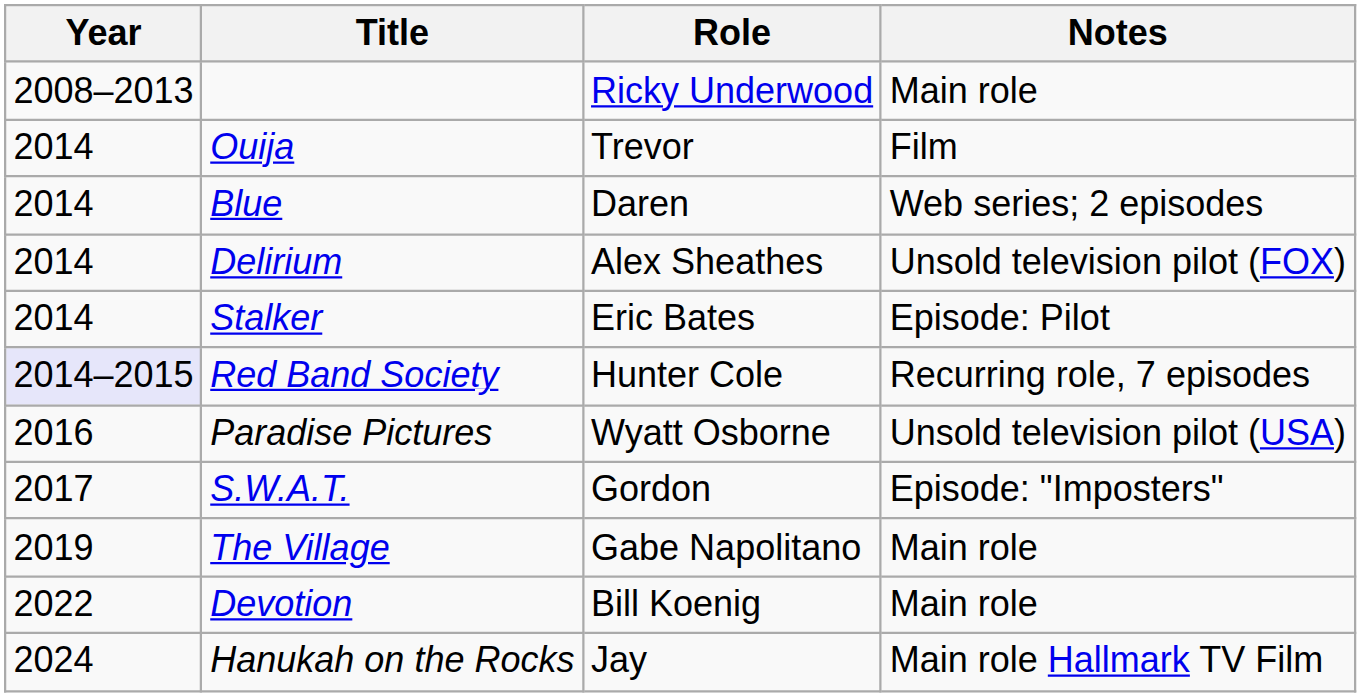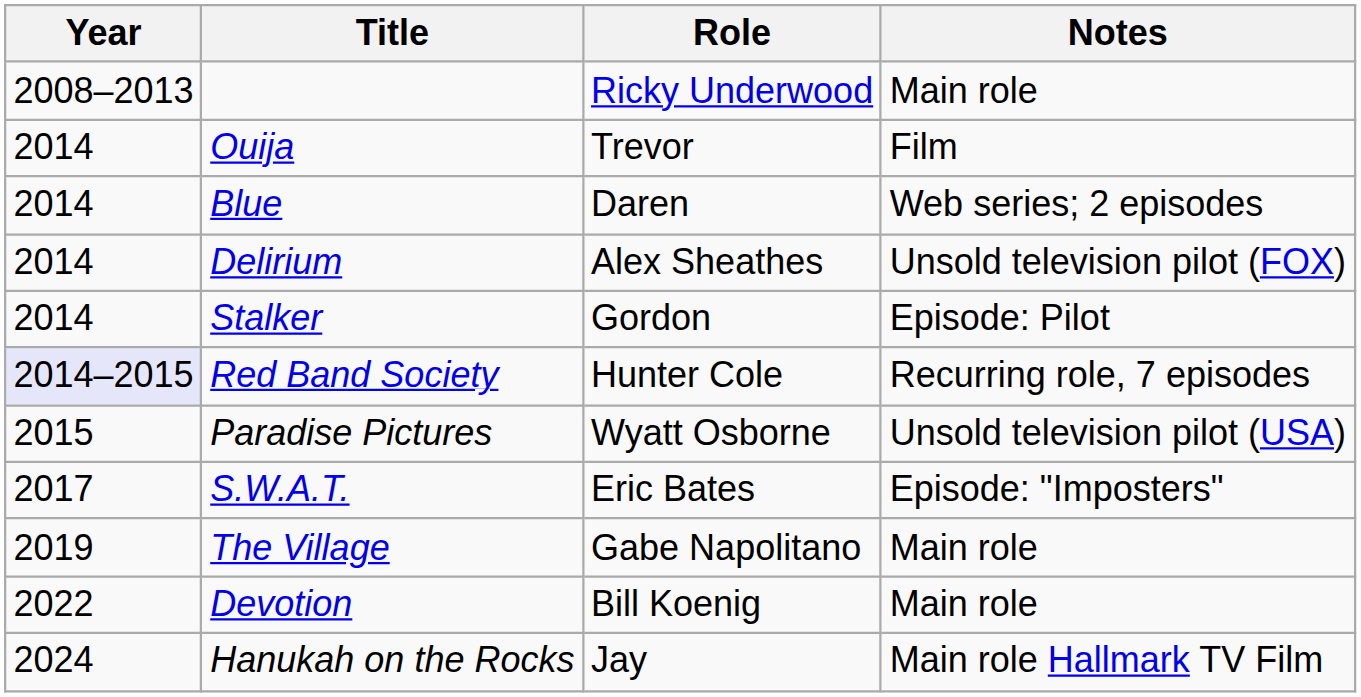(673, 318) Eric Bates -> (651, 318) Gordon
(53, 432) 2016 -> (53, 432) 2015
(651, 489) Gordon -> (673, 489) Eric Bates
